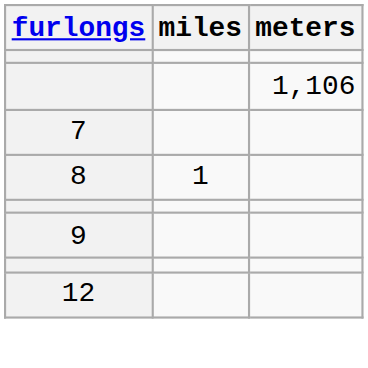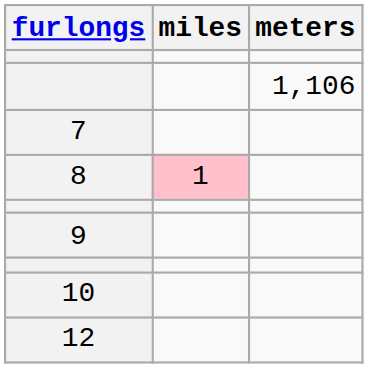(200, 177) no background -> (200, 177) pink background
+ row: (78, 294)
